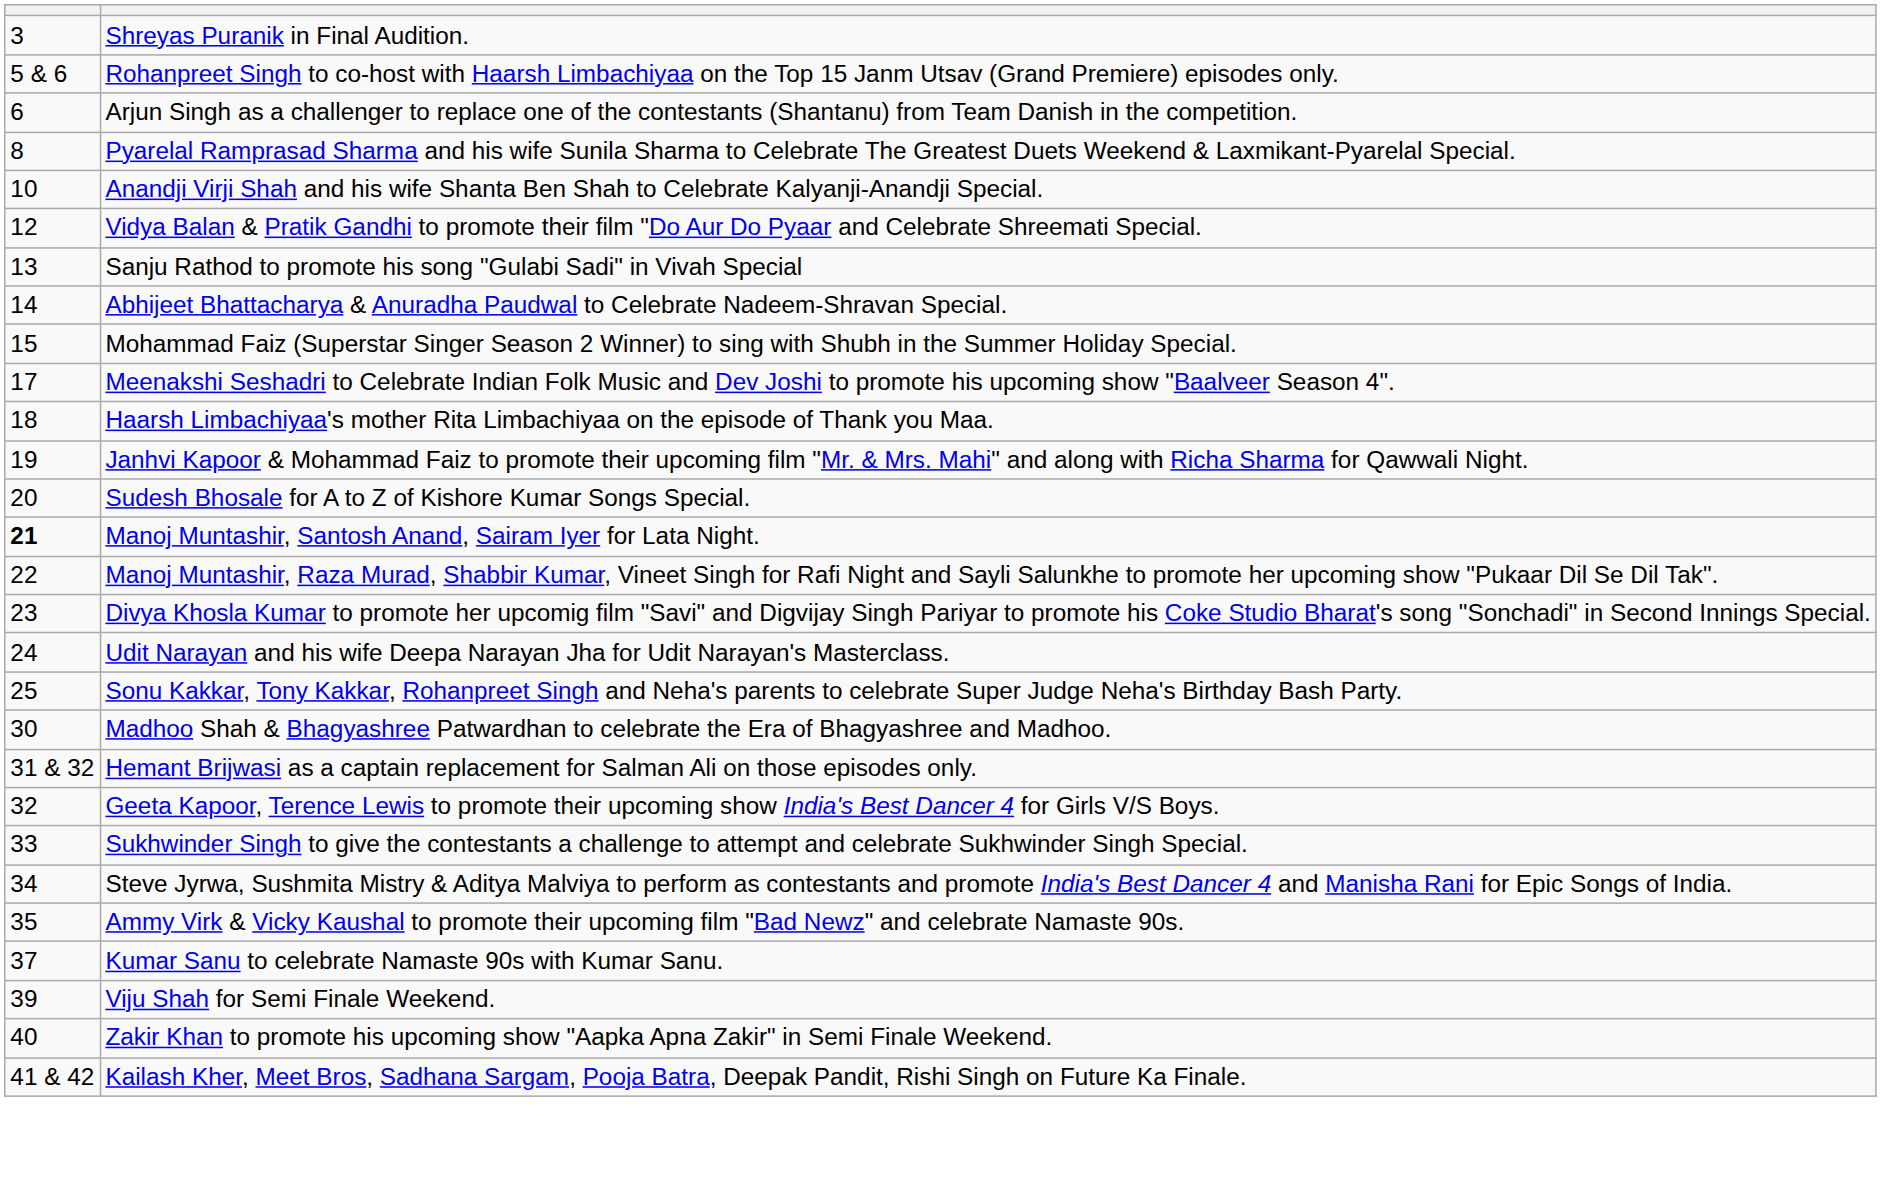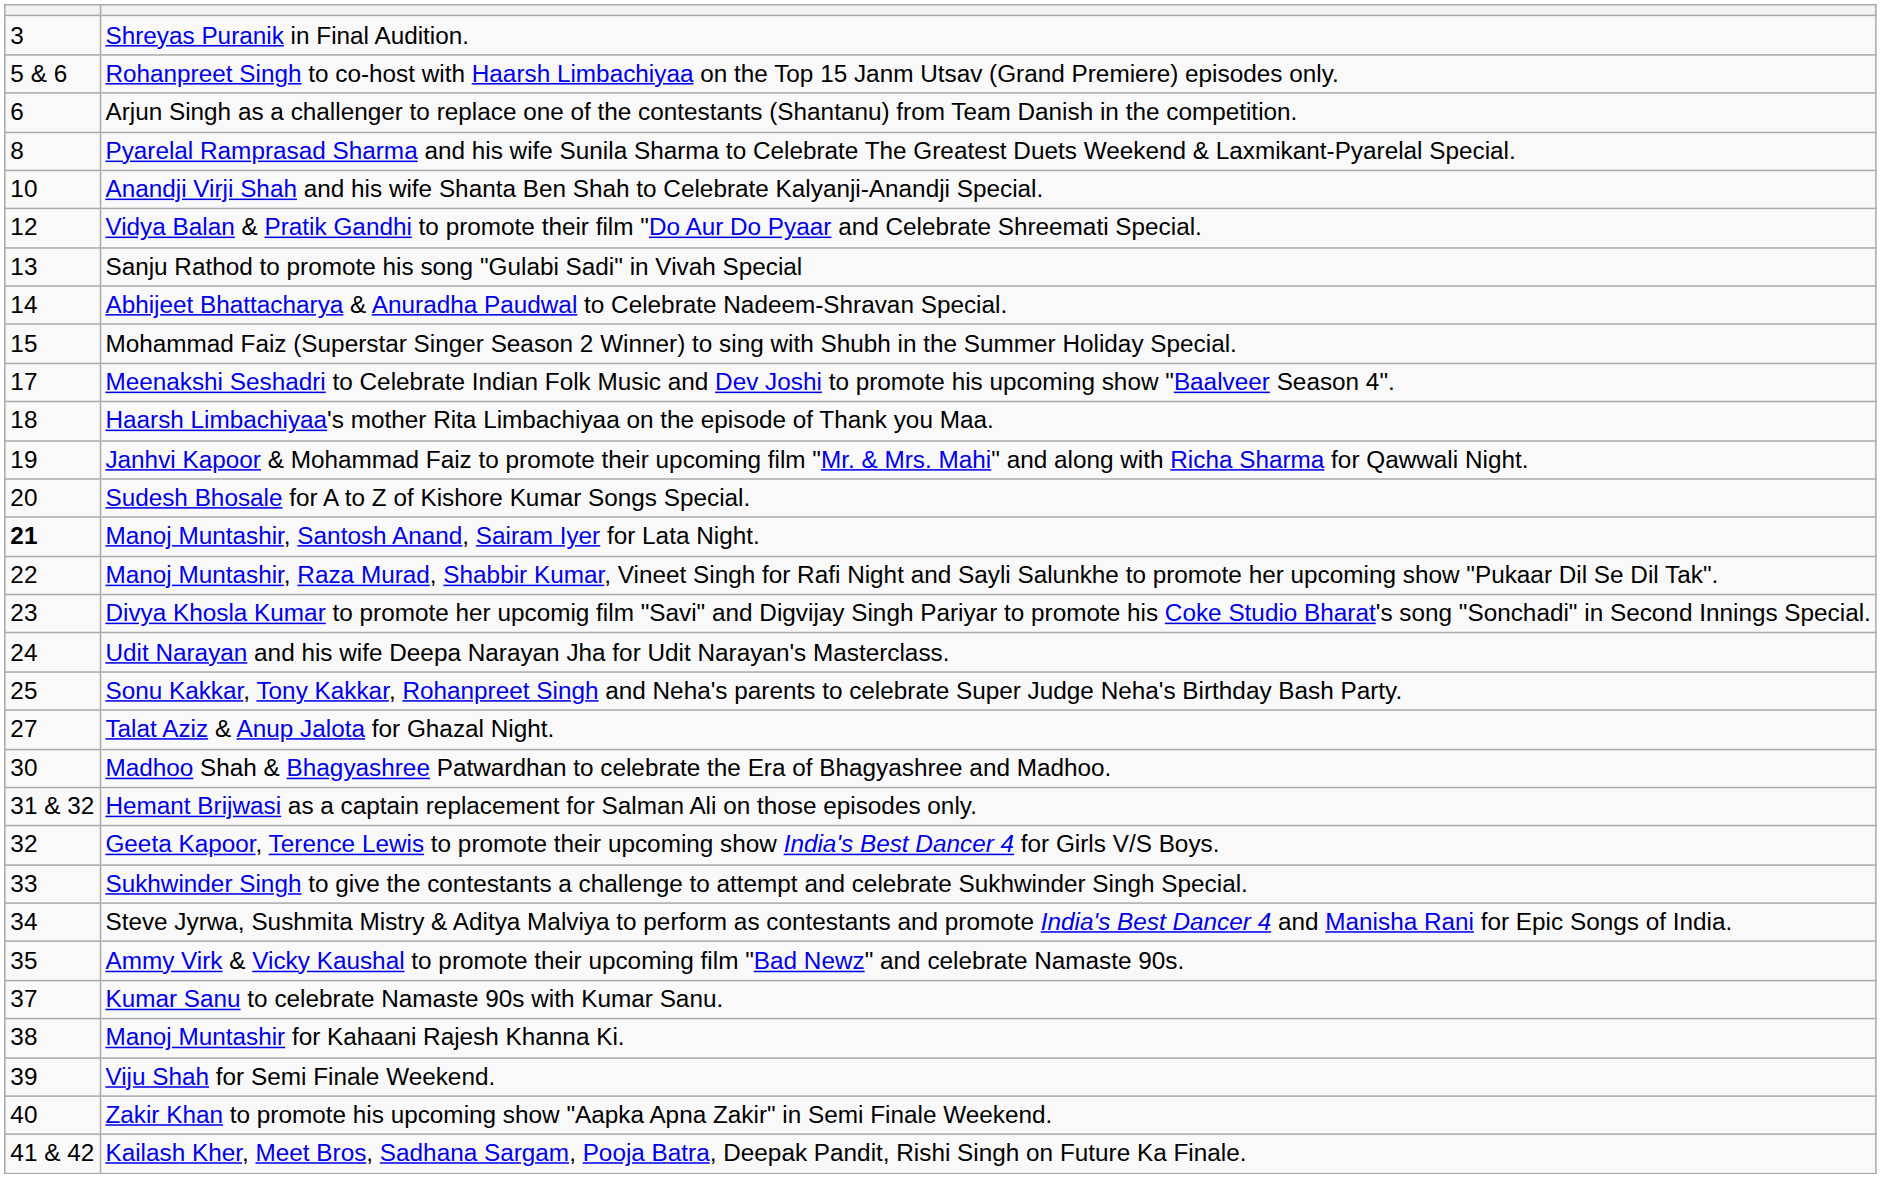+ row: (330, 729)
+ row: (365, 1037)
